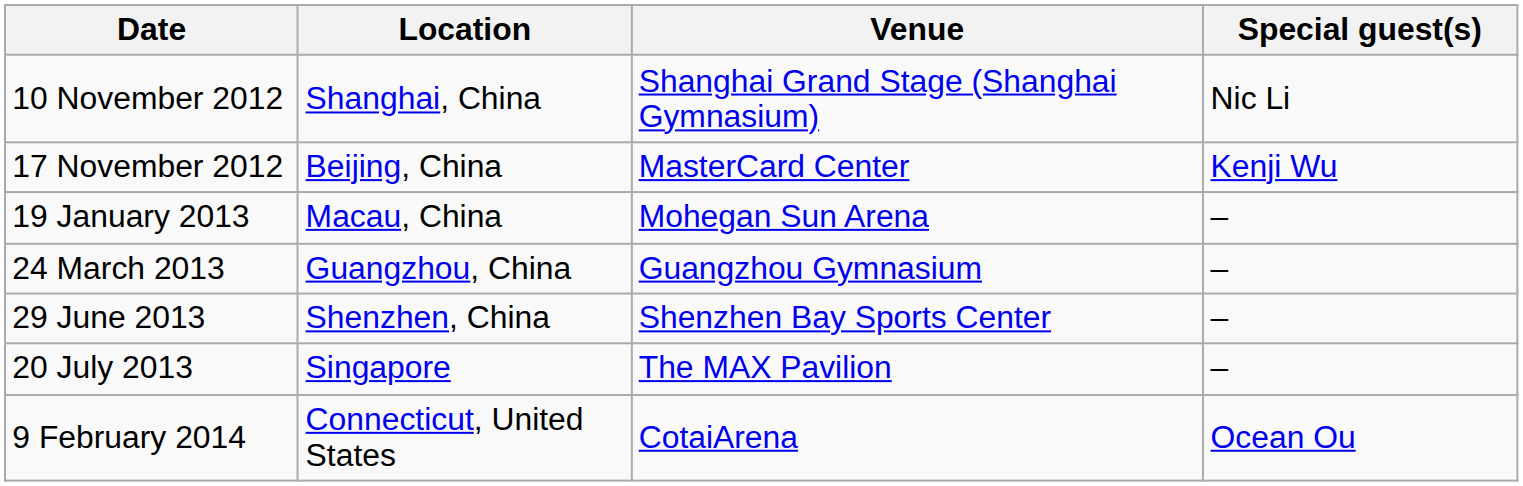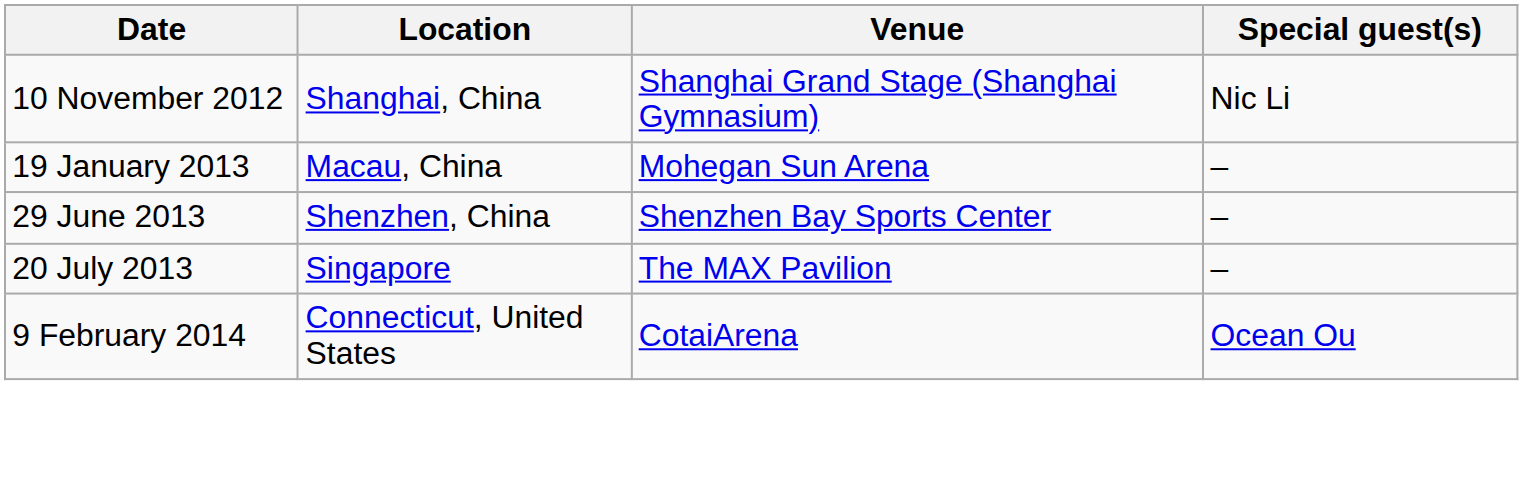- row: (148, 166)
- row: (119, 267)
